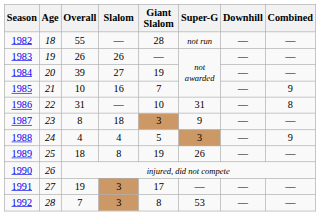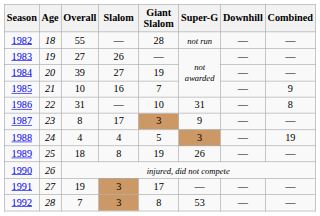(80, 56) 26 -> (80, 56) 27
(119, 121) 18 -> (119, 121) 17
(290, 137) 9 -> (290, 137) 19
